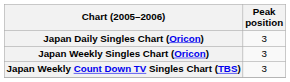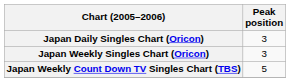(264, 69) 3 -> (264, 69) 5
